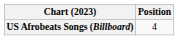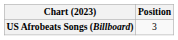(155, 27) 4 -> (155, 27) 3
